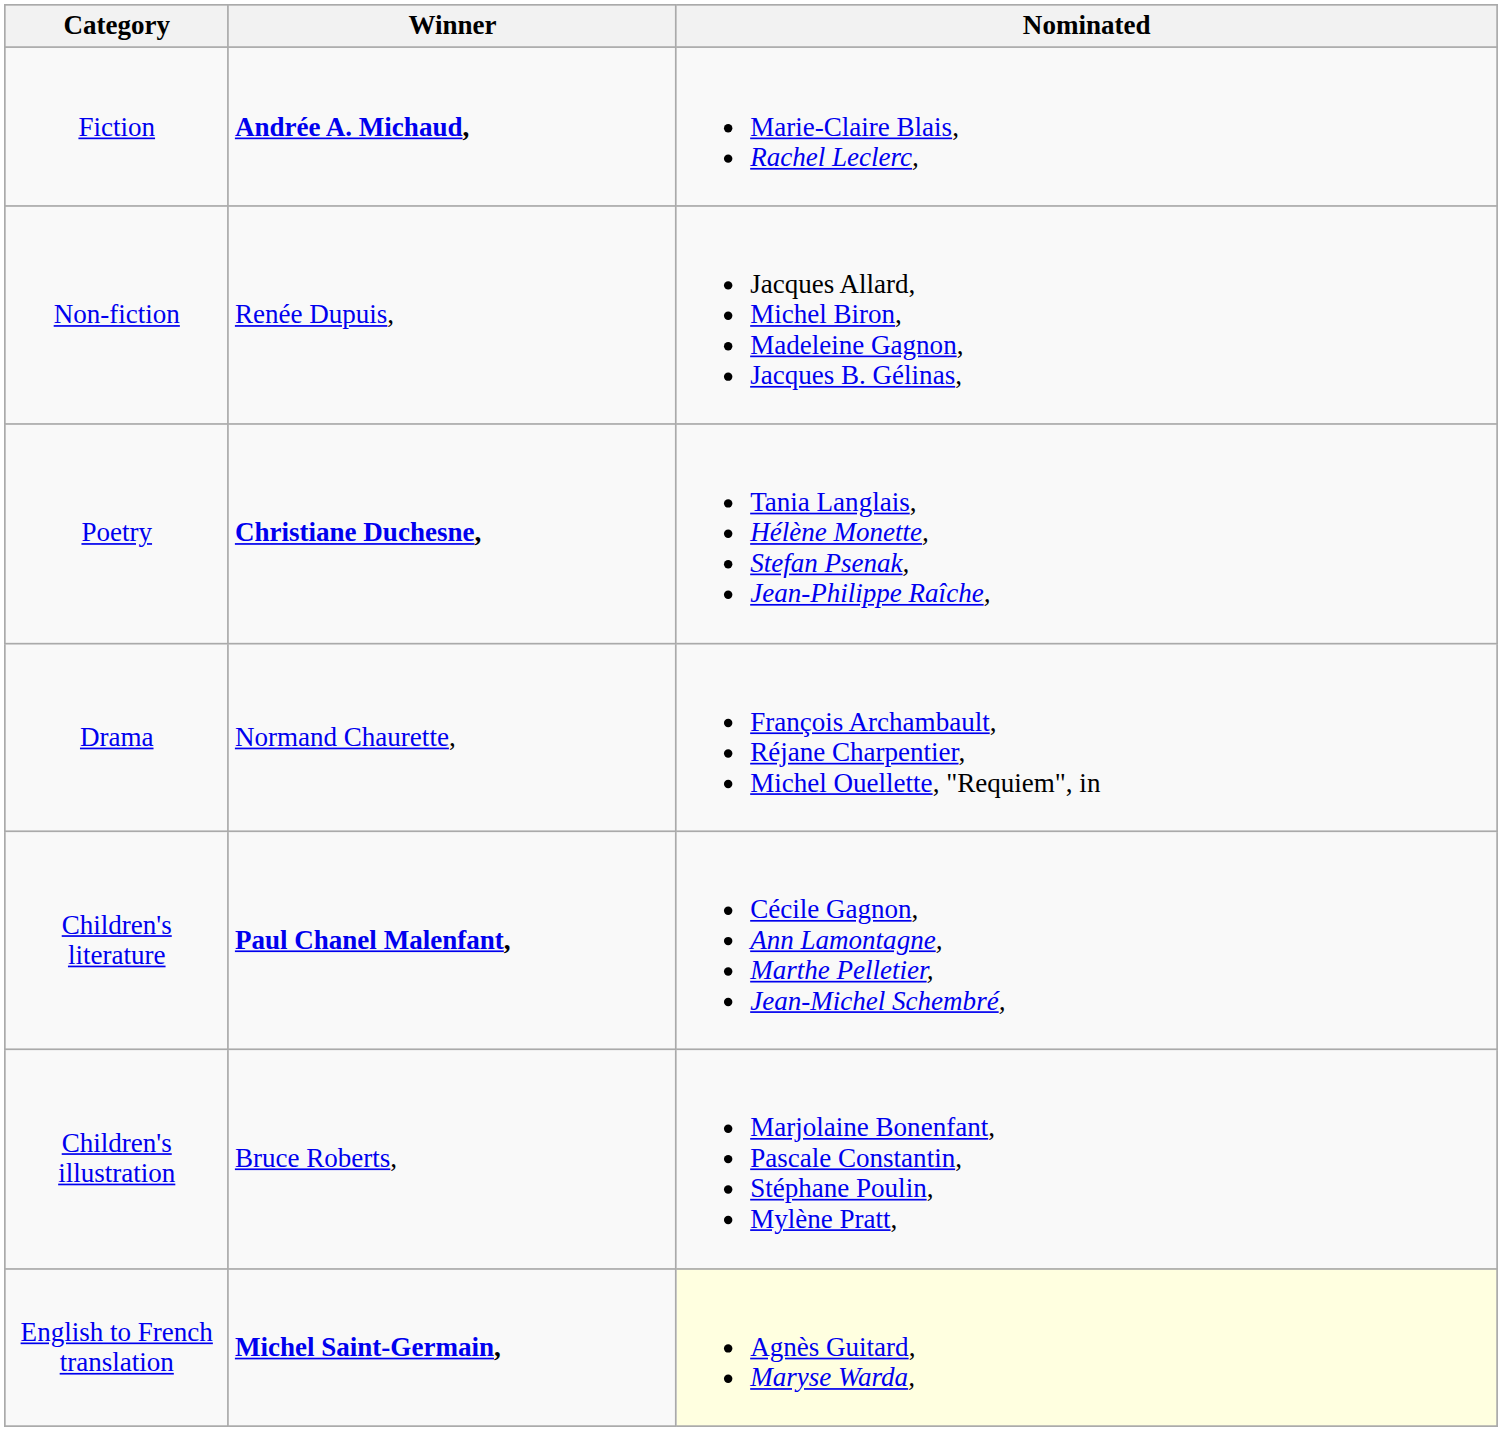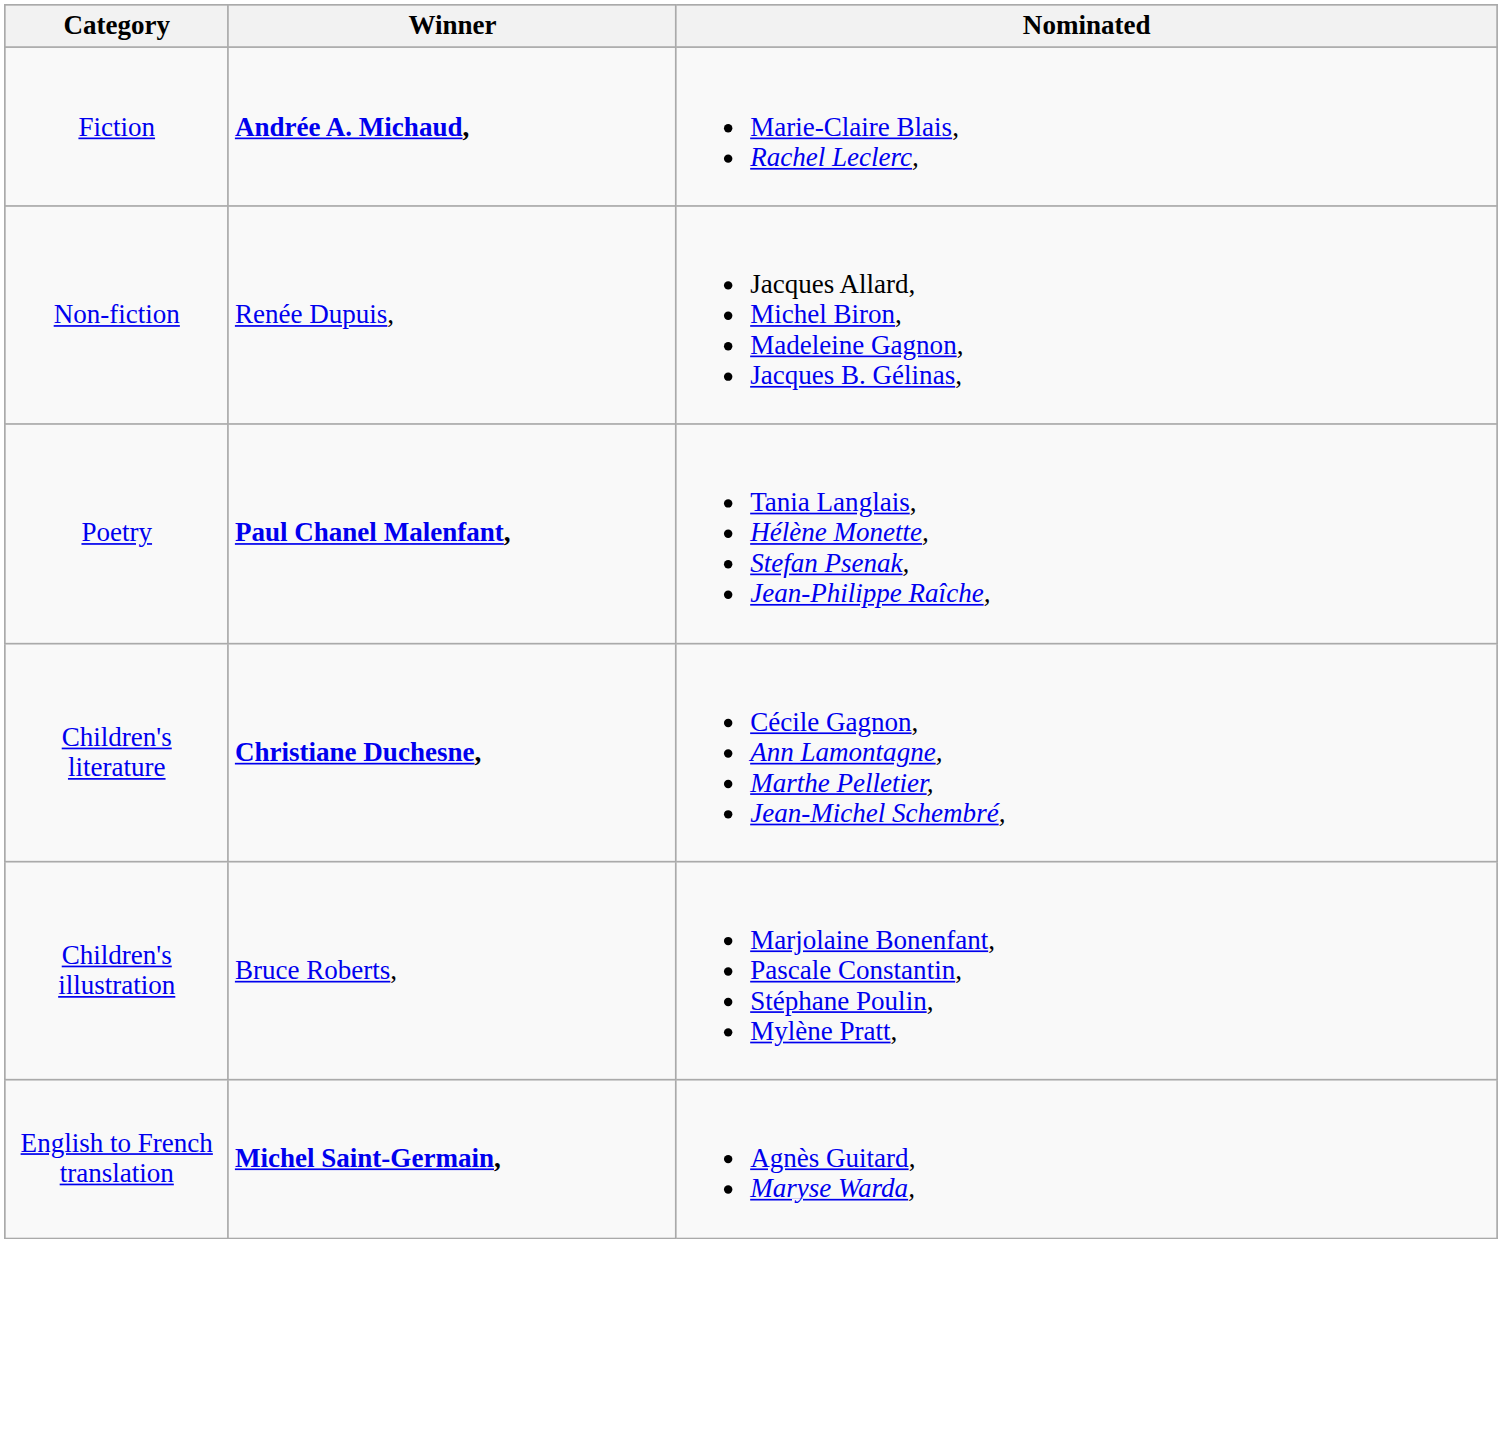(358, 533) Christiane Duchesne, -> (373, 533) Paul Chanel Malenfant,
- row: (117, 736)
(373, 940) Paul Chanel Malenfant, -> (358, 751) Christiane Duchesne,
(1087, 1362) lightyellow background -> (1087, 1174) no background
